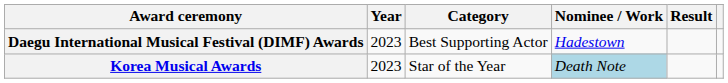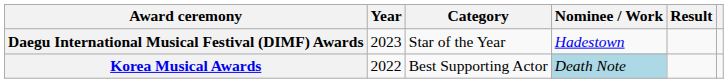(478, 41) Best Supporting Actor -> (457, 41) Star of the Year
(386, 66) 2023 -> (386, 66) 2022
(457, 66) Star of the Year -> (478, 66) Best Supporting Actor
